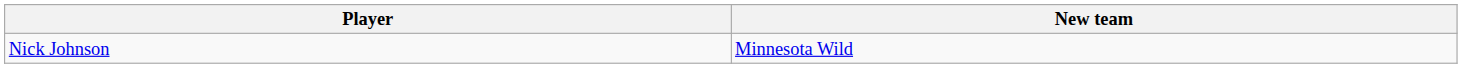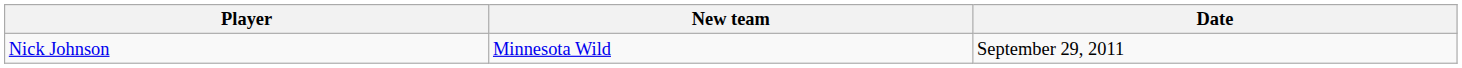+ column: (1215, 19)
